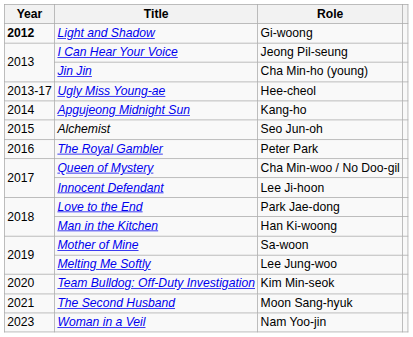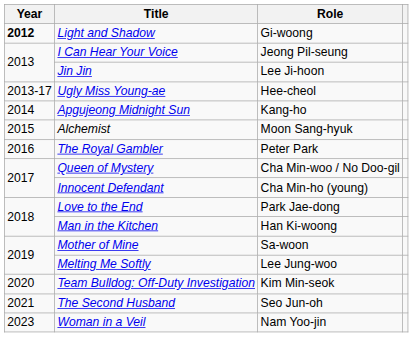(314, 71) Cha Min-ho (young) -> (292, 71) Lee Ji-hoon
(292, 129) Seo Jun-oh -> (307, 129) Moon Sang-hyuk
(292, 187) Lee Ji-hoon -> (314, 187) Cha Min-ho (young)
(307, 303) Moon Sang-hyuk -> (292, 303) Seo Jun-oh
